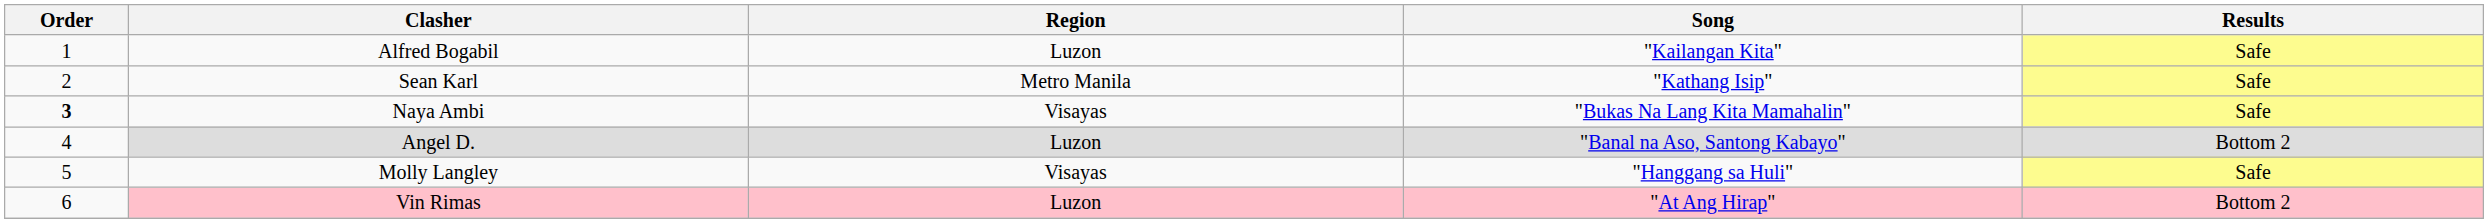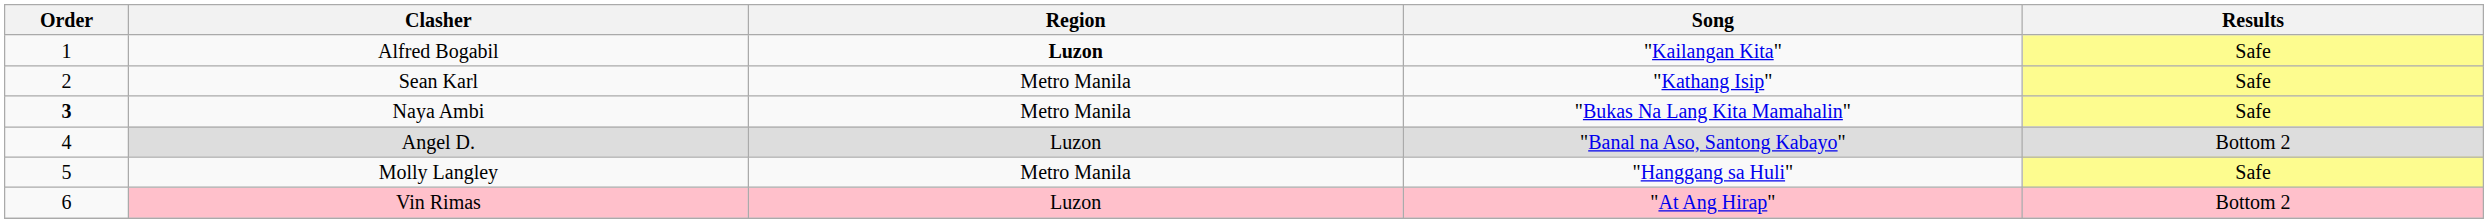(1076, 50) normal -> (1076, 50) bold
(1076, 111) Visayas -> (1076, 111) Metro Manila
(1076, 172) Visayas -> (1076, 172) Metro Manila
